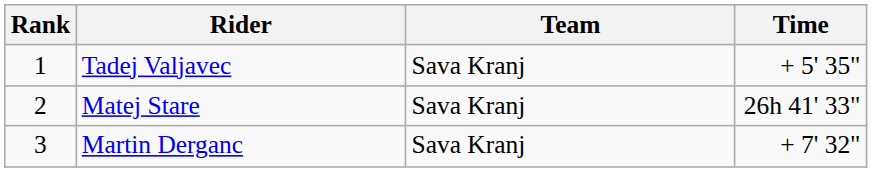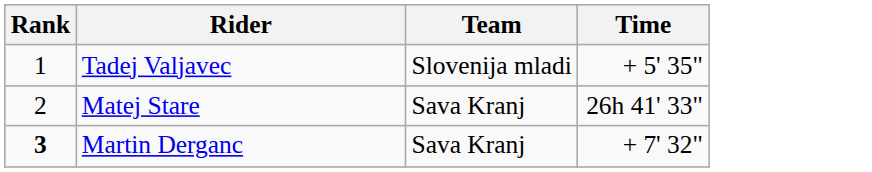(468, 65) Sava Kranj -> (492, 65) Slovenija mladi
(40, 145) normal -> (40, 145) bold
